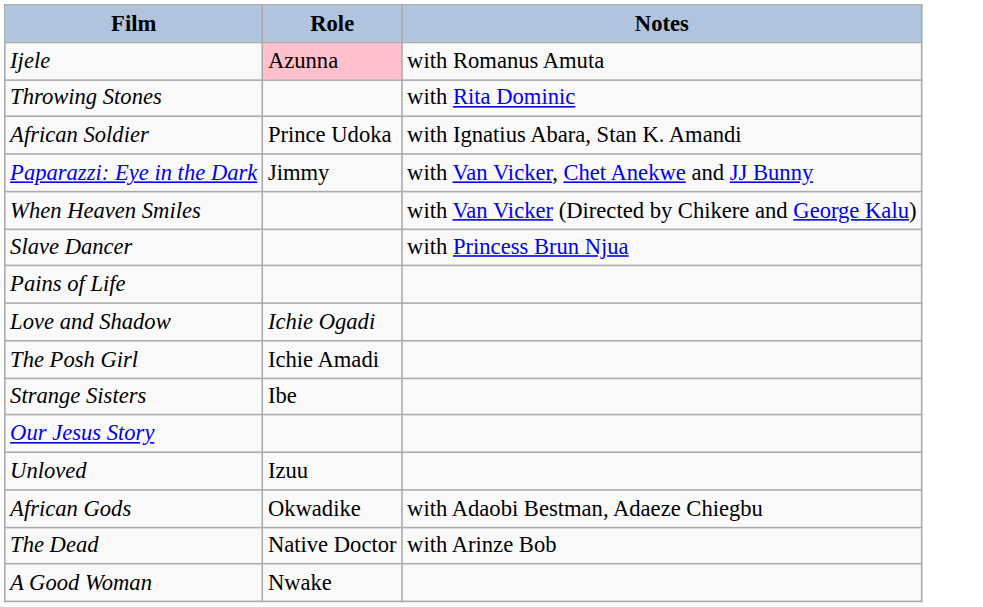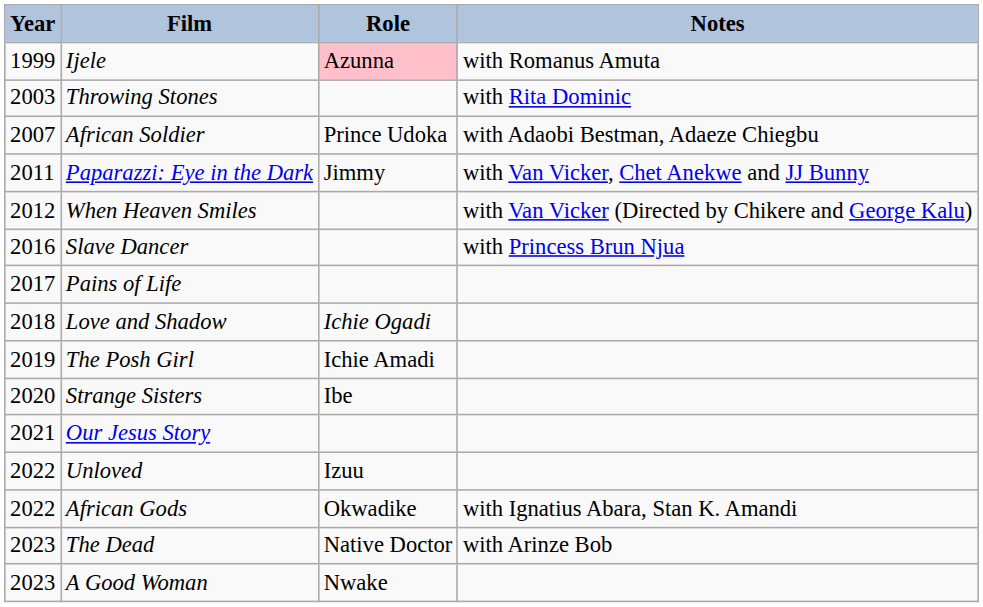+ column: (33, 23)
(574, 135) with Ignatius Abara, Stan K. Amandi -> (641, 135) with Adaobi Bestman, Adaeze Chiegbu
(585, 508) with Adaobi Bestman, Adaeze Chiegbu -> (630, 508) with Ignatius Abara, Stan K. Amandi
